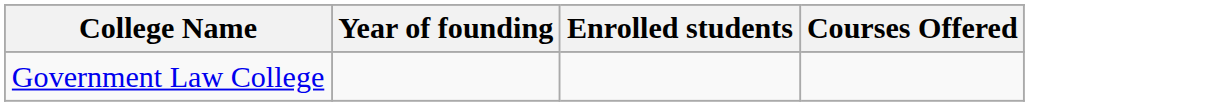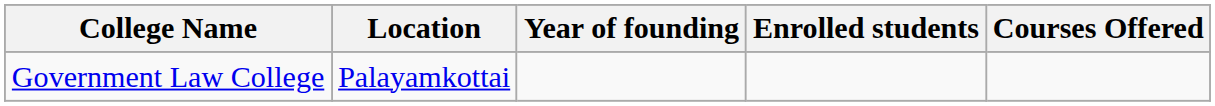+ column: (424, 28)
